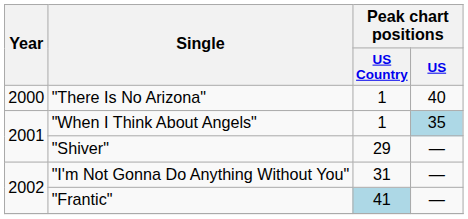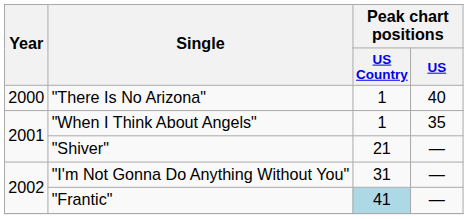(437, 123) lightblue background -> (437, 123) no background
(382, 149) 29 -> (382, 149) 21
